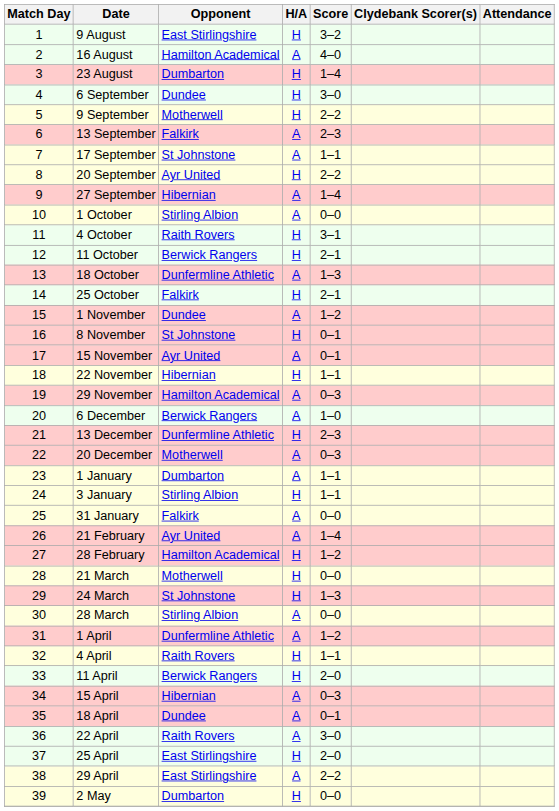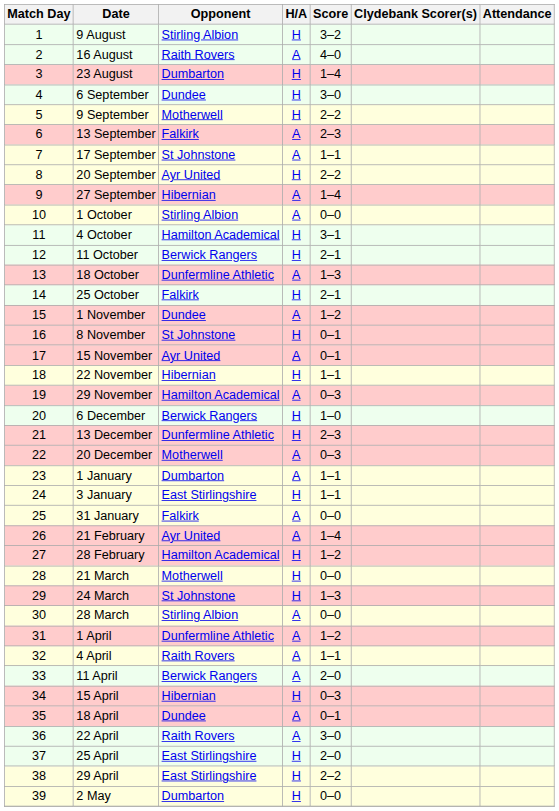(209, 34) East Stirlingshire -> (200, 34) Stirling Albion
(221, 54) Hamilton Academical -> (198, 54) Raith Rovers
(198, 235) Raith Rovers -> (221, 235) Hamilton Academical
(296, 415) A -> (296, 415) H
(200, 495) Stirling Albion -> (209, 495) East Stirlingshire
(296, 656) H -> (296, 656) A
(296, 676) H -> (296, 676) A
(296, 696) A -> (296, 696) H
(296, 776) A -> (296, 776) H
